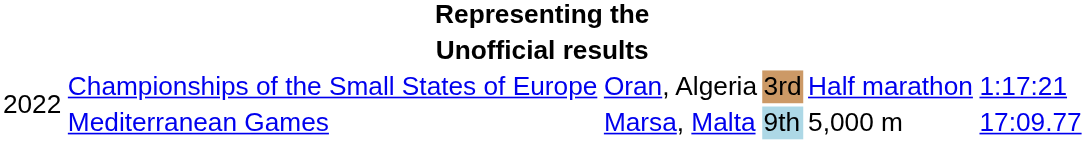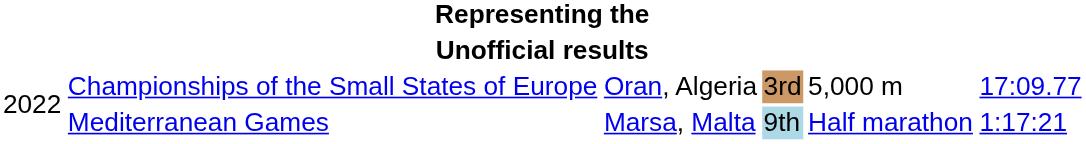(890, 86) Half marathon -> (855, 86) 5,000 m
(1023, 86) 1:17:21 -> (1031, 86) 17:09.77
(855, 122) 5,000 m -> (890, 122) Half marathon
(1031, 122) 17:09.77 -> (1023, 122) 1:17:21
